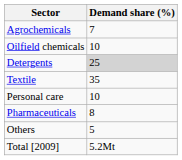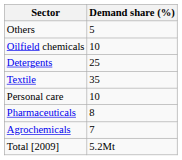rows swapped: (39, 29) <-> (21, 130)
(95, 63) lightgrey background -> (95, 63) no background
